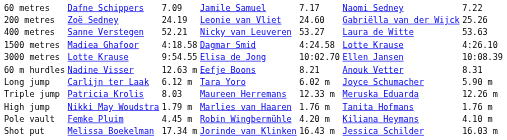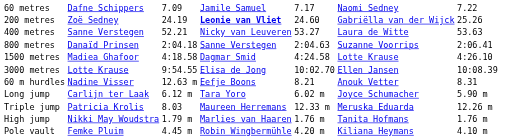(241, 20) normal -> (241, 20) bold
+ row: (29, 45)
- row: (24, 131)
